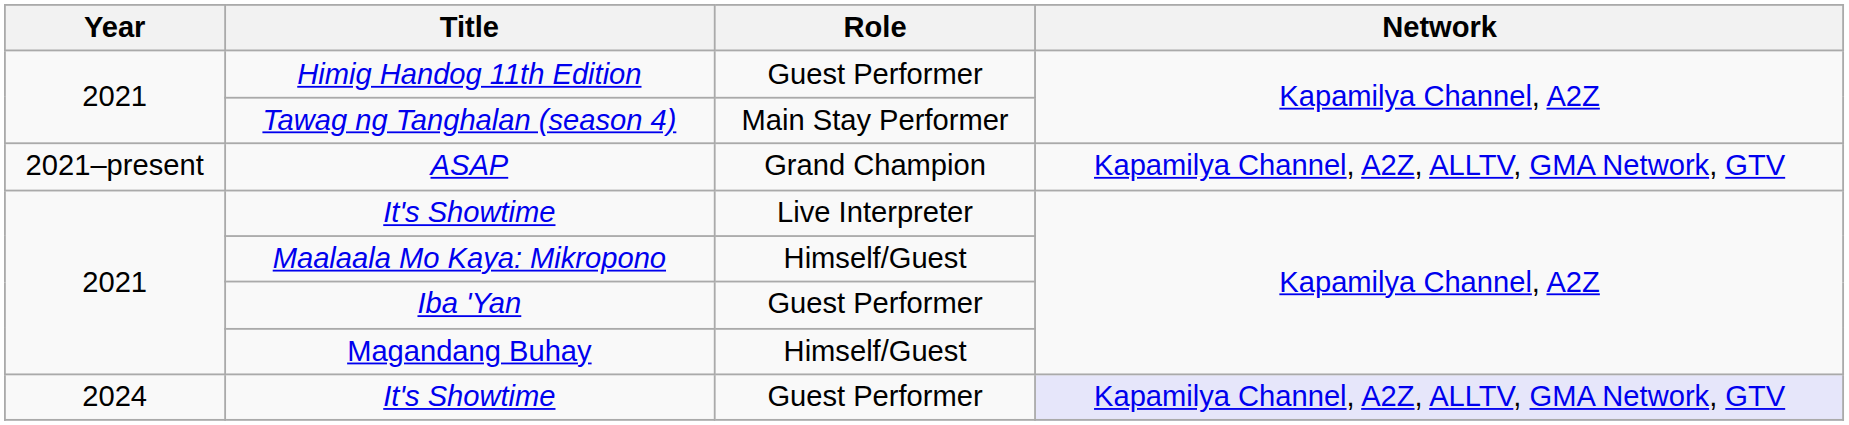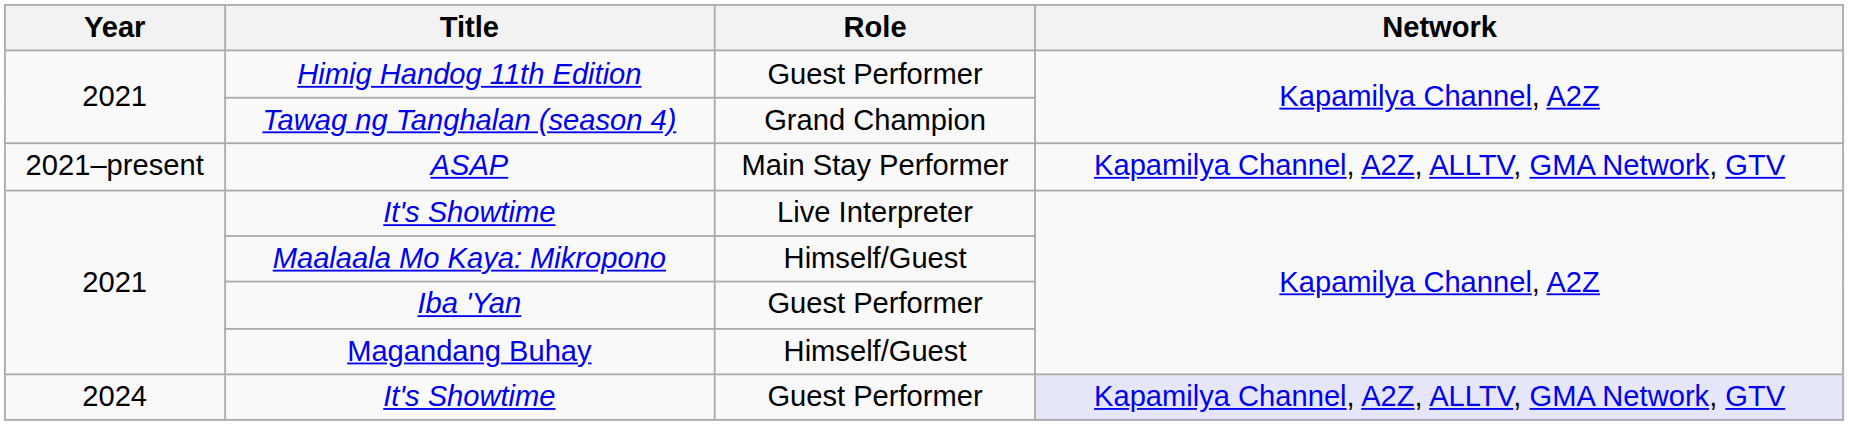(875, 119) Main Stay Performer -> (875, 119) Grand Champion
(875, 166) Grand Champion -> (875, 166) Main Stay Performer
